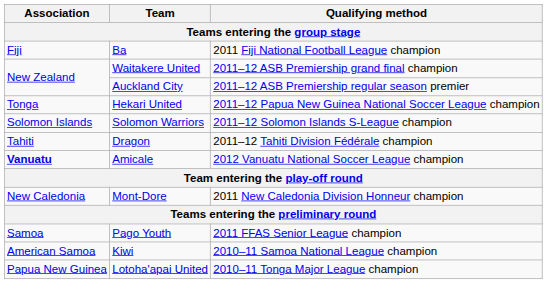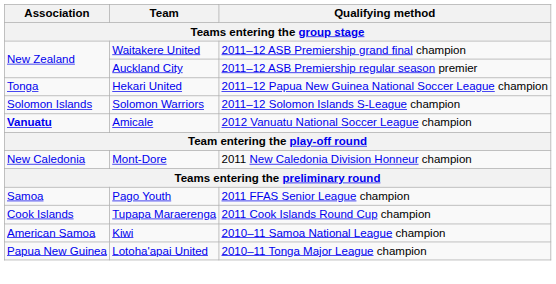- row: (119, 50)
- row: (131, 141)
+ row: (164, 214)
